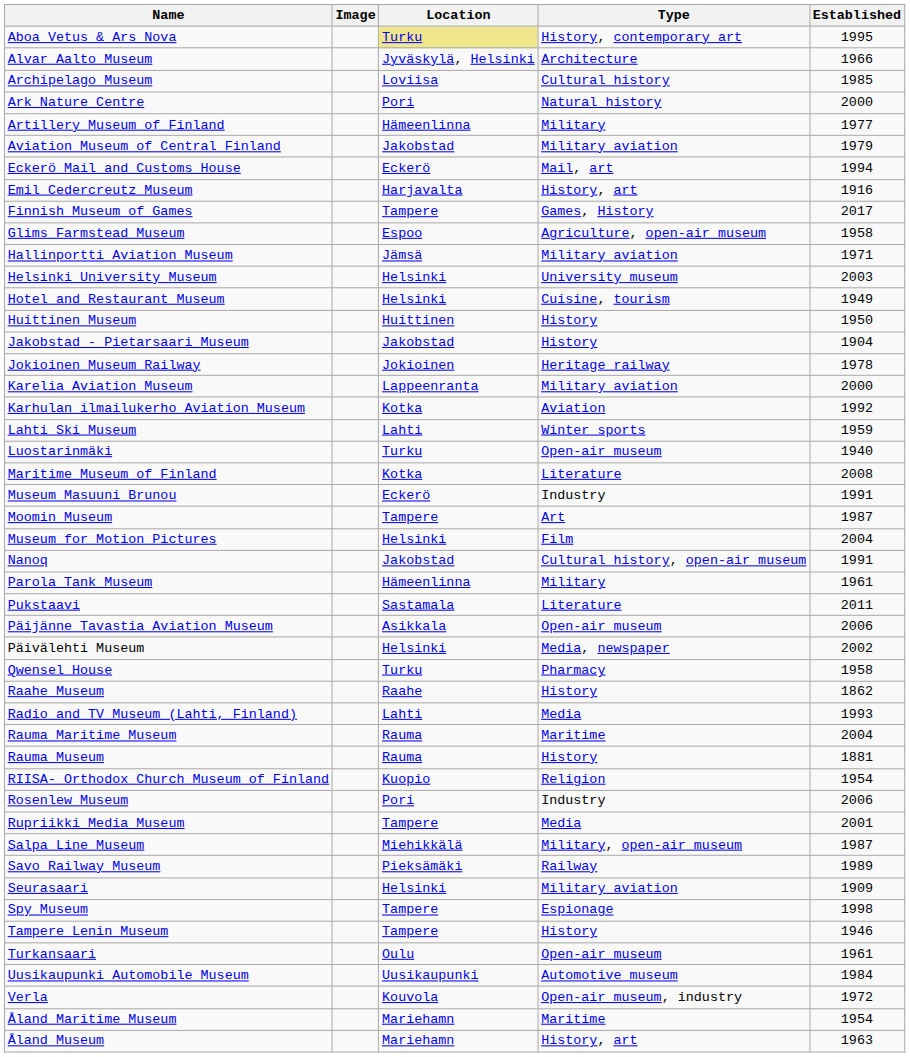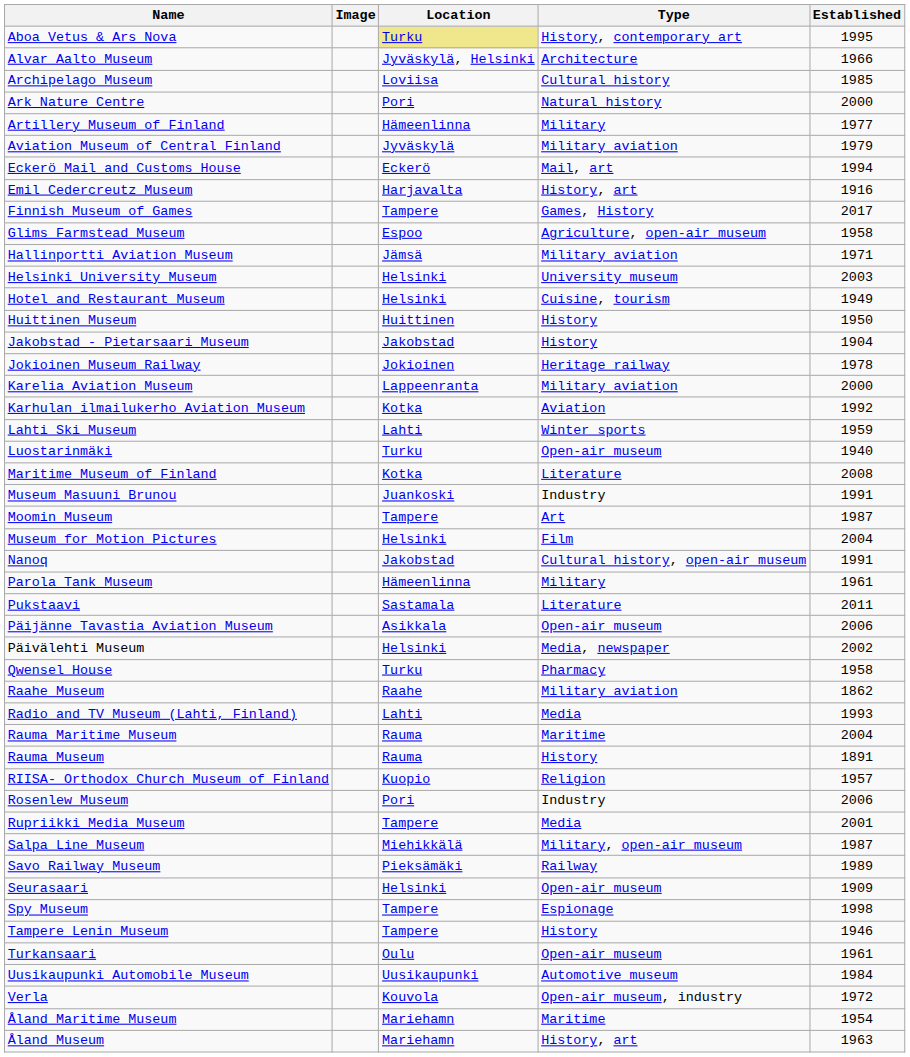(418, 146) Jakobstad -> (418, 146) Jyväskylä
(406, 496) Eckerö -> (418, 496) Juankoski
(569, 692) History -> (609, 692) Military aviation
(857, 757) 1881 -> (857, 757) 1891
(857, 779) 1954 -> (857, 779) 1957
(609, 888) Military aviation -> (601, 888) Open-air museum
